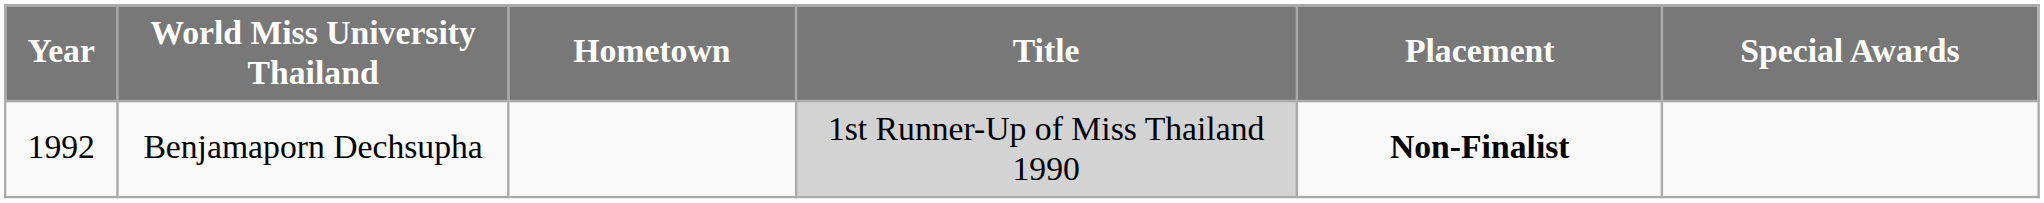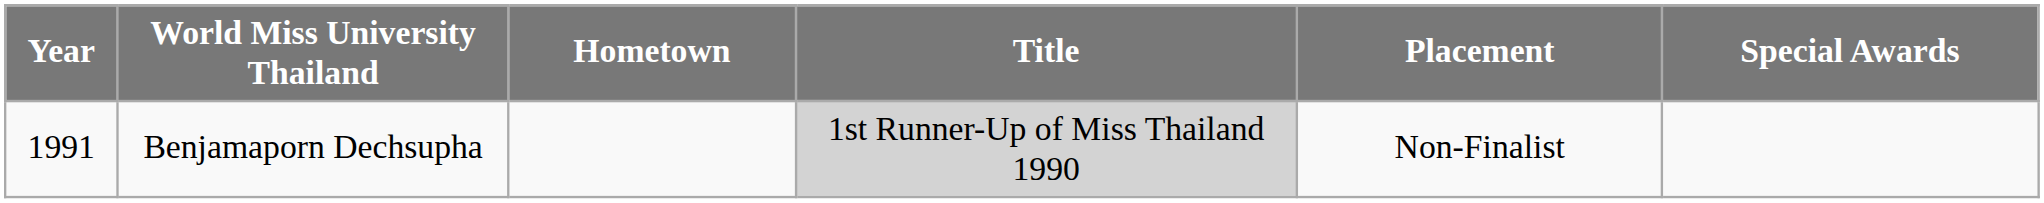(61, 147) 1992 -> (61, 147) 1991
(1480, 147) bold -> (1480, 147) normal
